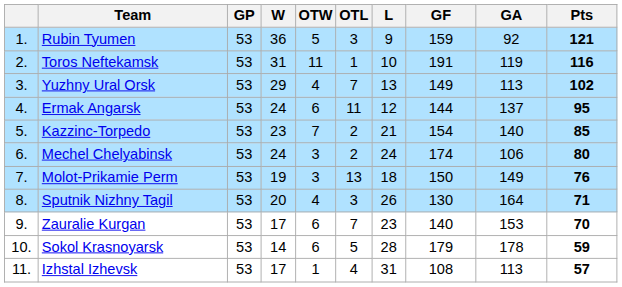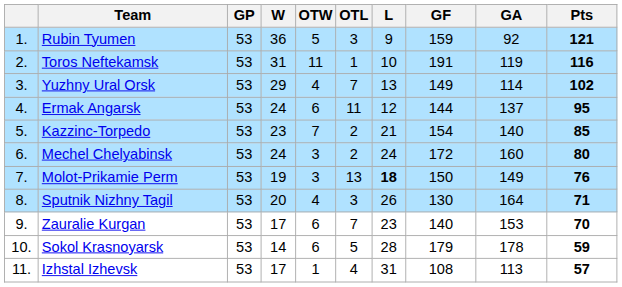(511, 85) 113 -> (511, 85) 114
(441, 154) 174 -> (441, 154) 172
(511, 154) 106 -> (511, 154) 160
(389, 177) normal -> (389, 177) bold
